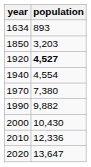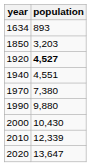(46, 75) 4,554 -> (46, 75) 4,551
(46, 106) 9,882 -> (46, 106) 9,880
(48, 138) 12,336 -> (48, 138) 12,339
